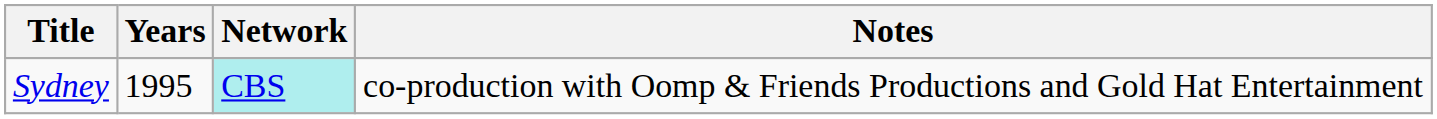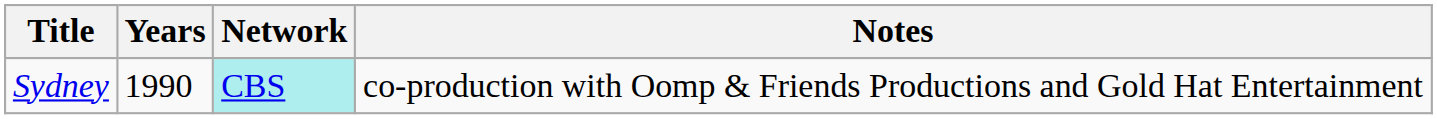(158, 85) 1995 -> (158, 85) 1990
